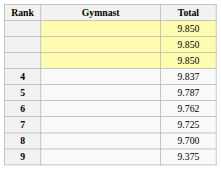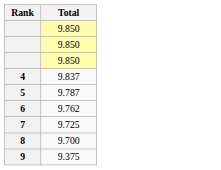- column: (101, 12)
